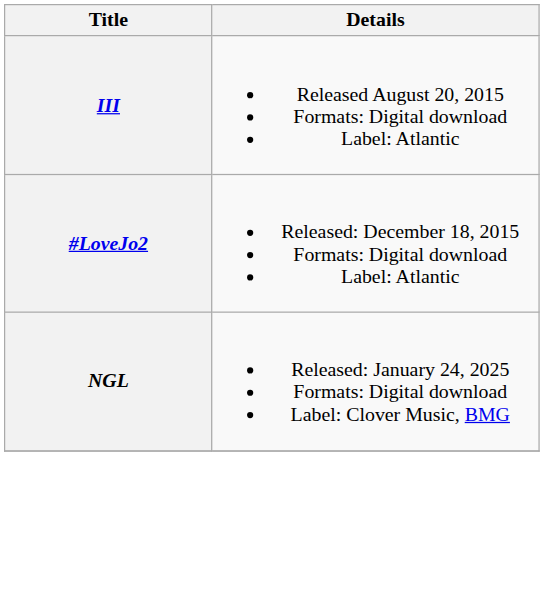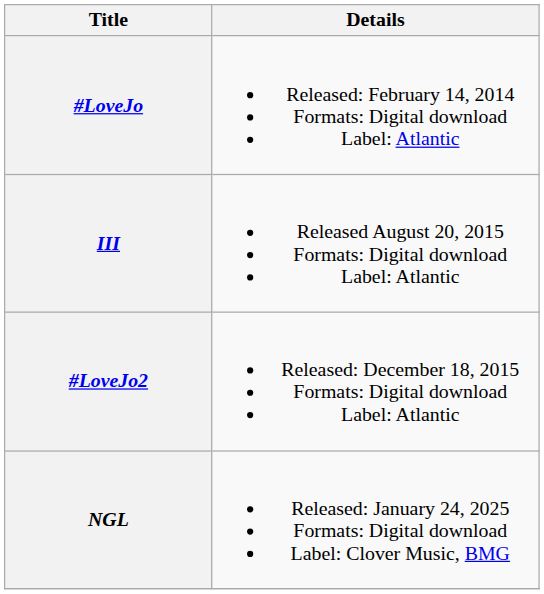+ row: (108, 105)
